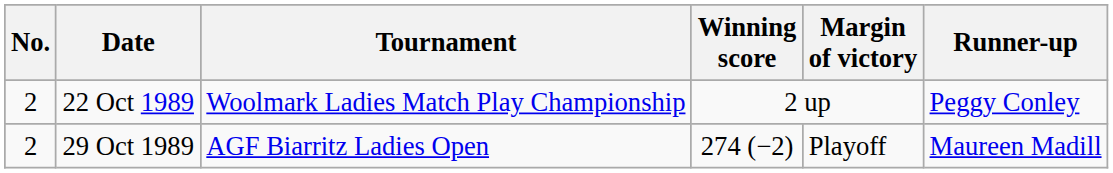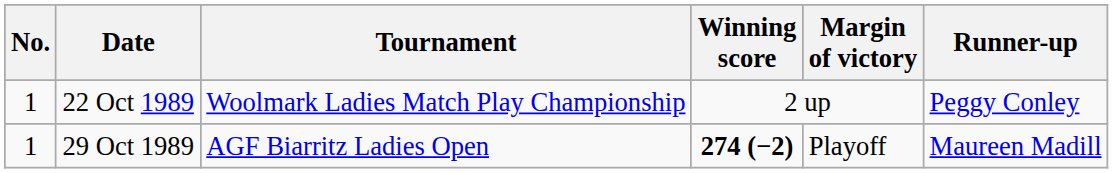(31, 101) 2 -> (31, 101) 1
(31, 145) 2 -> (31, 145) 1
(747, 145) normal -> (747, 145) bold
